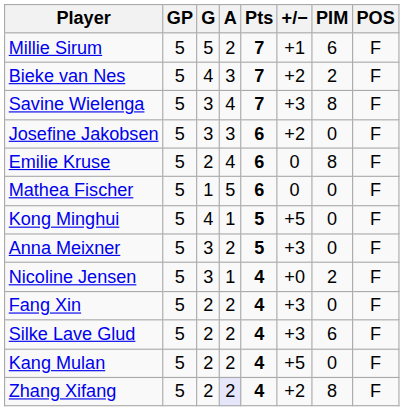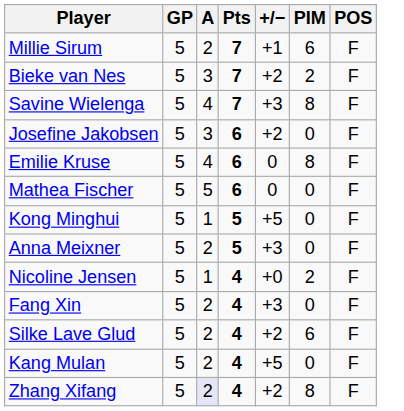- column: (208, 18)
(295, 334) +3 -> (272, 334) +2
